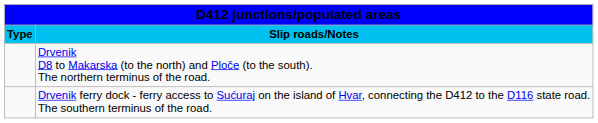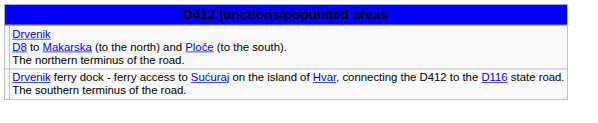- row: (314, 34)
